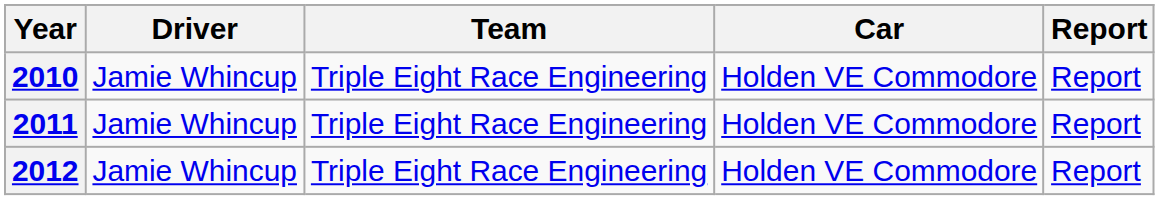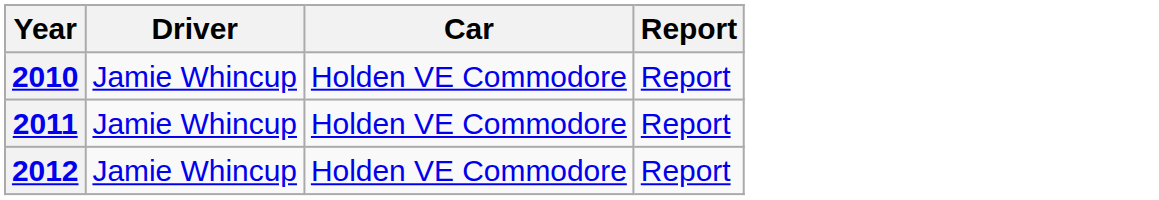- column: (509, 29)
